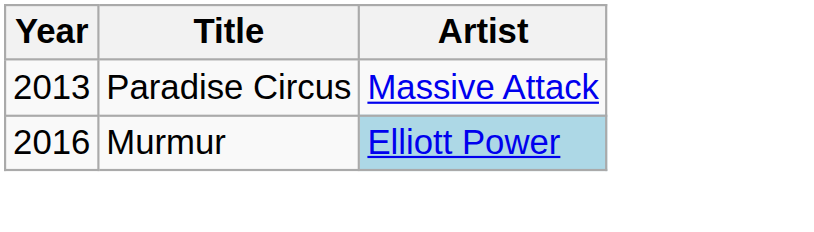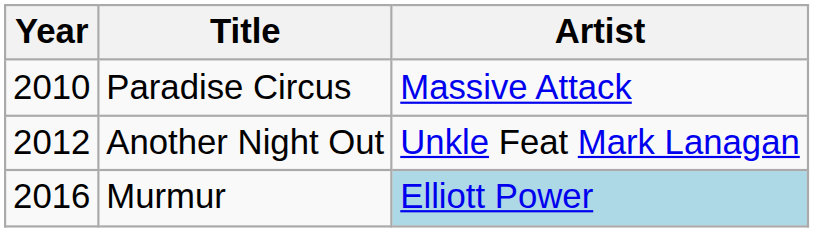(52, 87) 2013 -> (52, 87) 2010
+ row: (245, 142)
